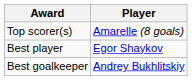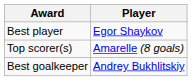rows swapped: (35, 48) <-> (40, 31)
